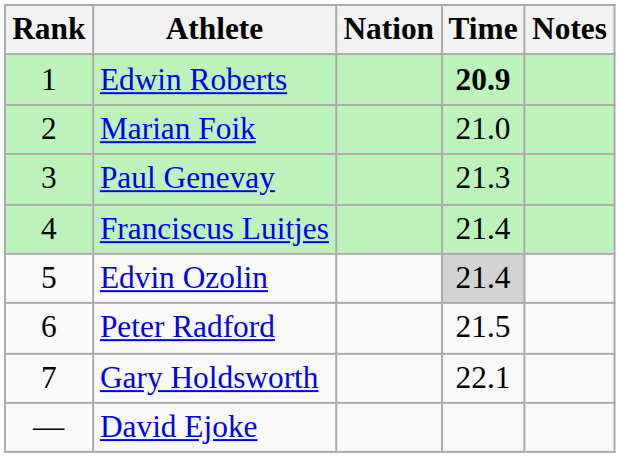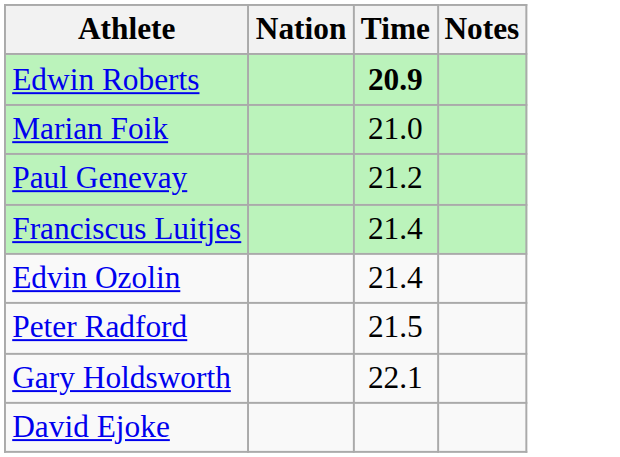- column: (49, 29)
(483, 178) 21.3 -> (395, 178) 21.2
(483, 278) lightgrey background -> (395, 278) no background
